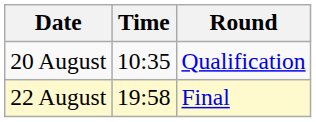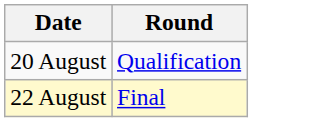- column: (144, 23)
